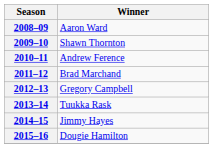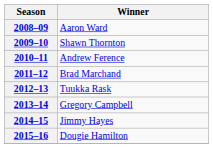(96, 89) Gregory Campbell -> (86, 89) Tuukka Rask
(86, 105) Tuukka Rask -> (96, 105) Gregory Campbell
